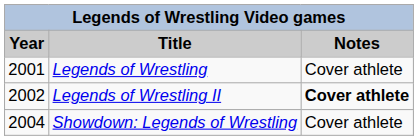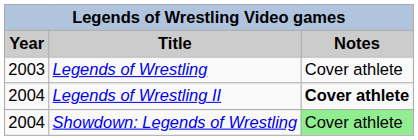(27, 69) 2001 -> (27, 69) 2003
(27, 95) 2002 -> (27, 95) 2004
(354, 122) no background -> (354, 122) lightgreen background
